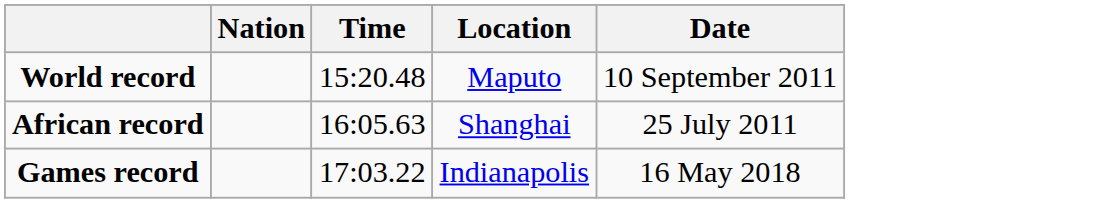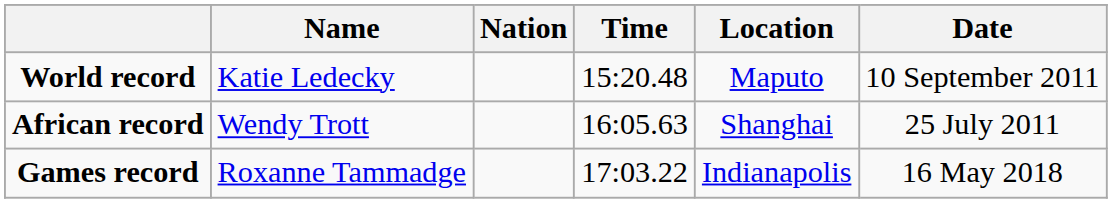+ column: (342, 28)
